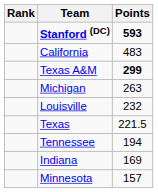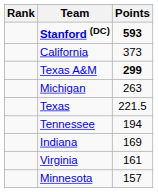(132, 52) 483 -> (132, 52) 373
- row: (63, 106)
+ row: (59, 160)
